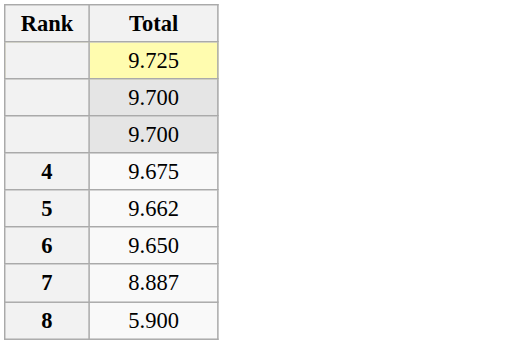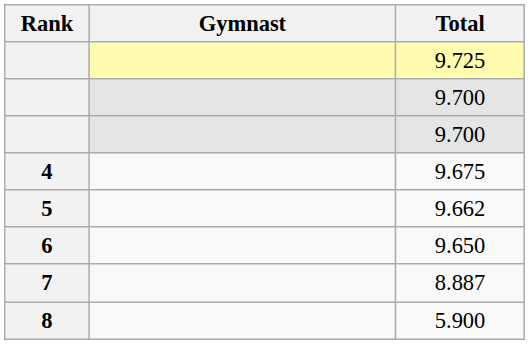+ column: (242, 23)
